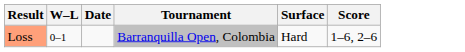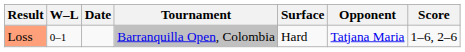+ column: (368, 15)
